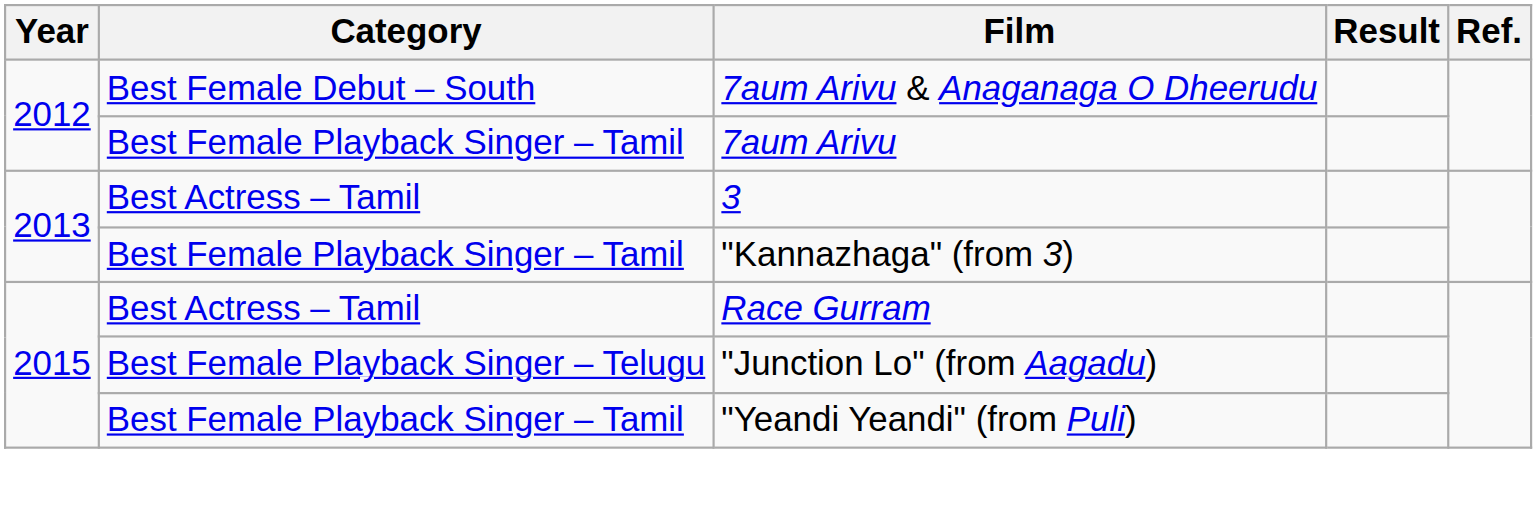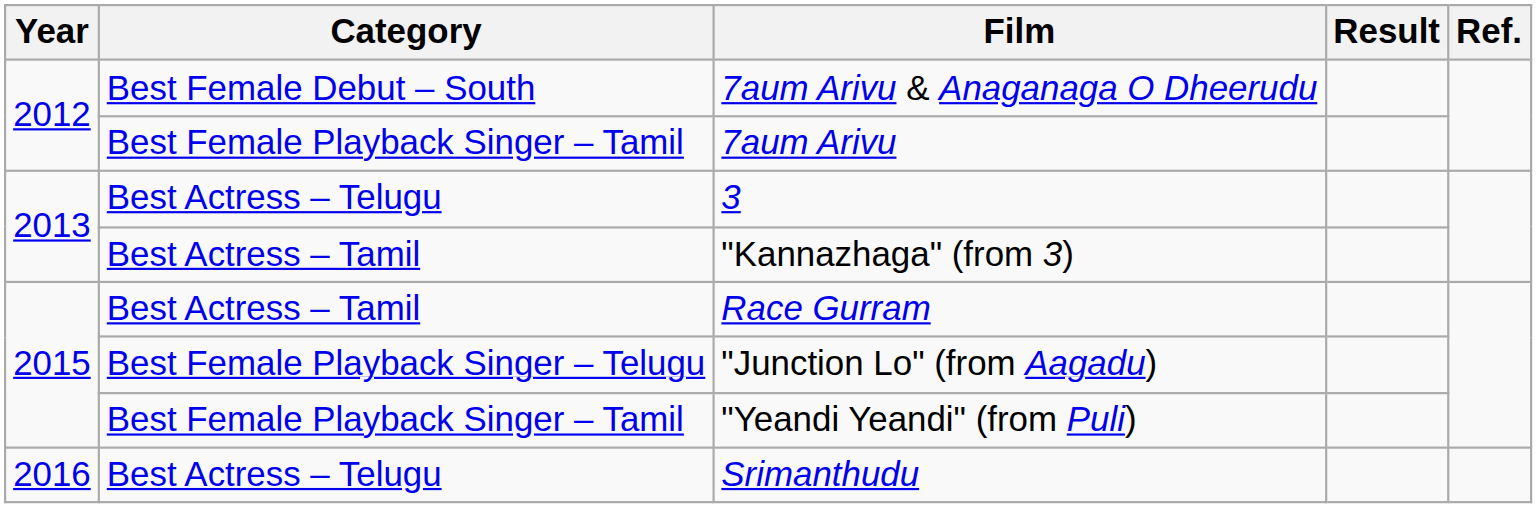(264, 198) Best Actress – Tamil -> (274, 198) Best Actress – Telugu
(395, 253) Best Female Playback Singer – Tamil -> (264, 253) Best Actress – Tamil
+ row: (820, 474)
